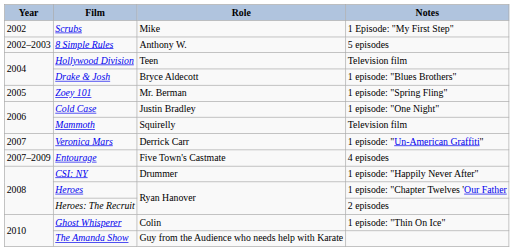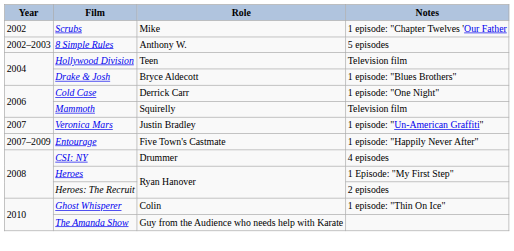(401, 29) 1 Episode: "My First Step" -> (427, 29) 1 episode: "Chapter Twelves 'Our Father
- row: (73, 93)
(168, 109) Justin Bradley -> (164, 93) Derrick Carr
(164, 142) Derrick Carr -> (168, 126) Justin Bradley
(368, 158) 4 episodes -> (413, 142) 1 episode: "Happily Never After"
(413, 174) 1 episode: "Happily Never After" -> (368, 158) 4 episodes
(427, 190) 1 episode: "Chapter Twelves 'Our Father -> (401, 174) 1 Episode: "My First Step"
